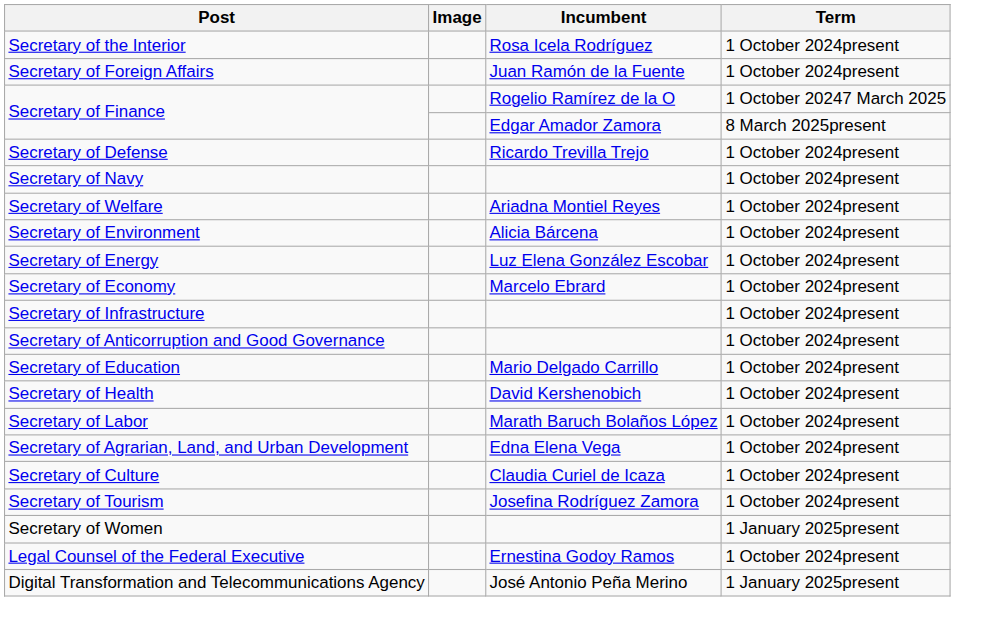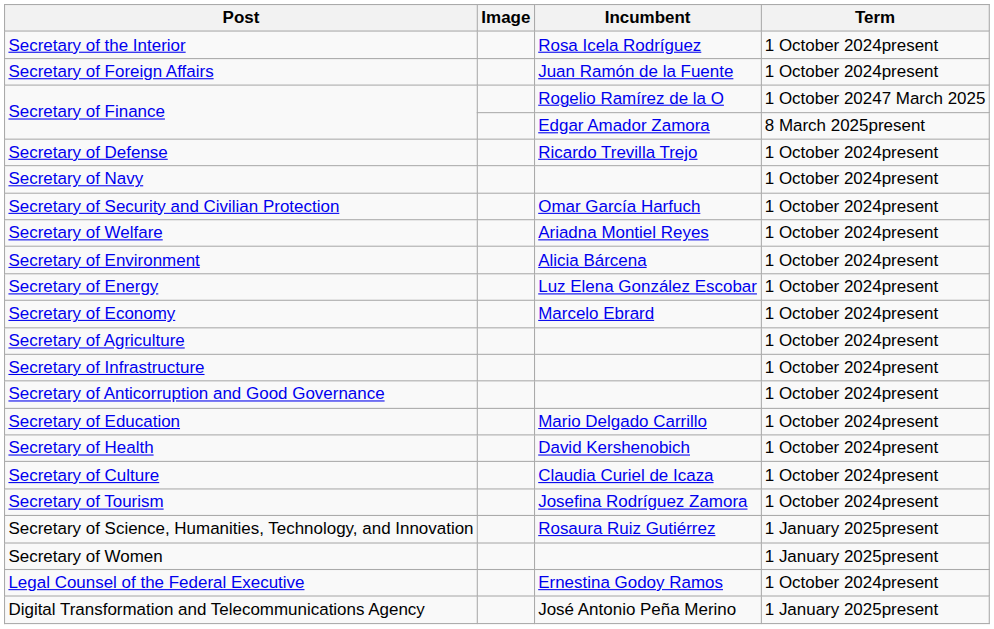+ row: (174, 206)
+ row: (97, 340)
- row: (78, 421)
- row: (208, 448)
+ row: (241, 529)
